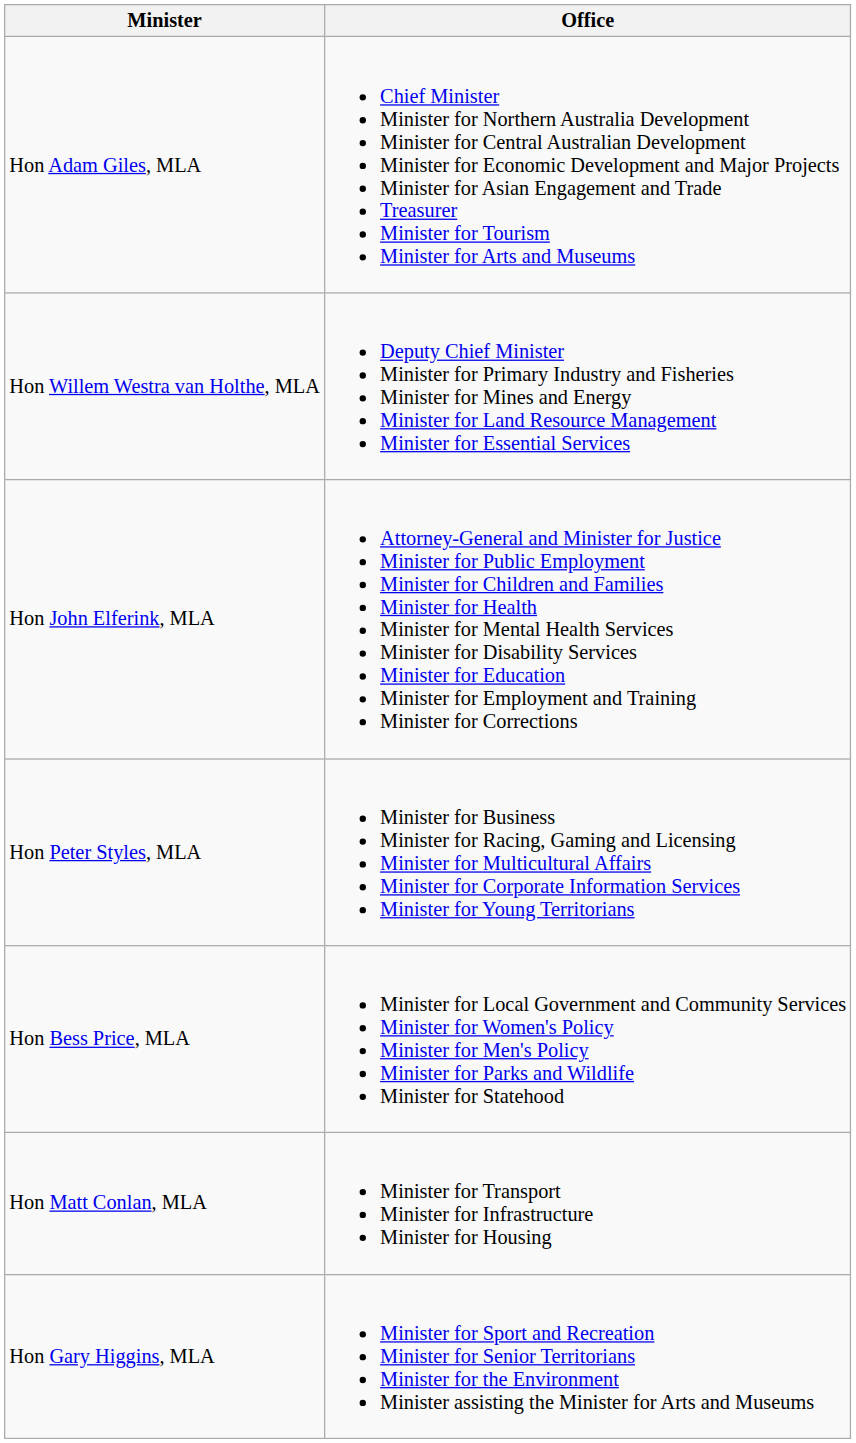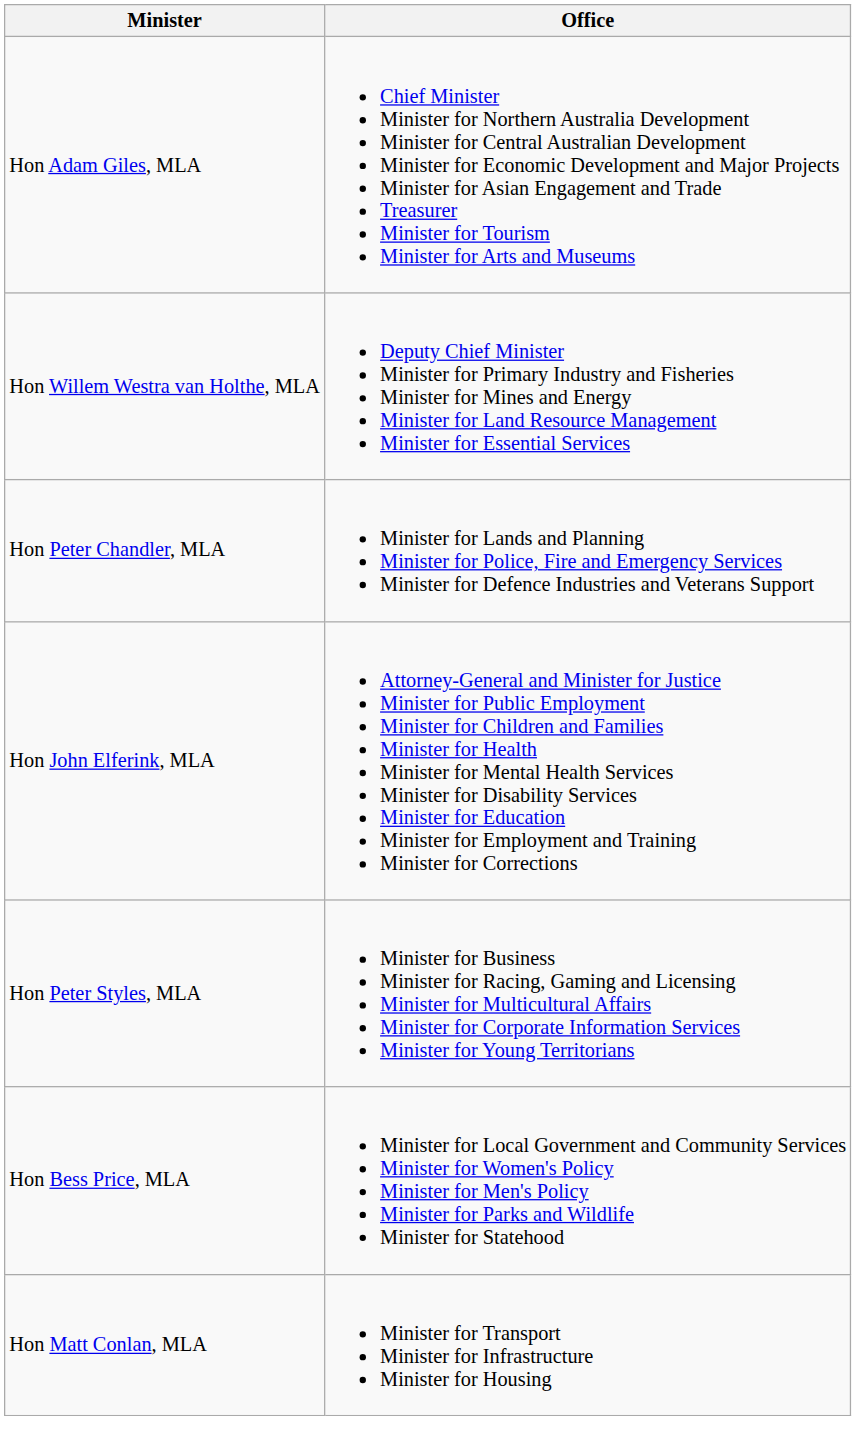+ row: (117, 550)
- row: (112, 1356)
